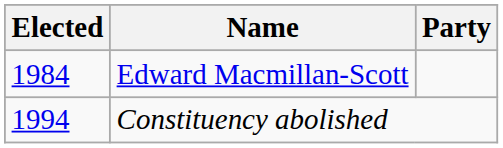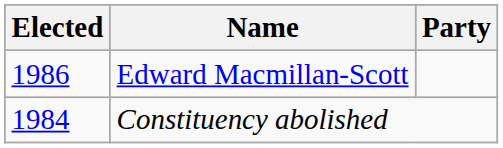(41, 73) 1984 -> (41, 73) 1986
(41, 119) 1994 -> (41, 119) 1984
